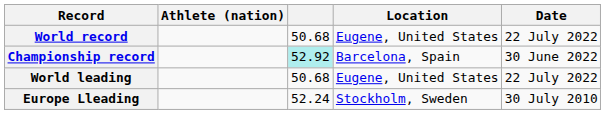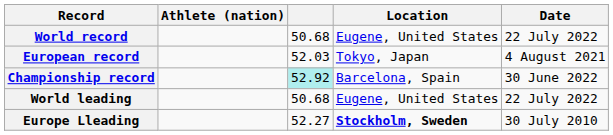+ row: (81, 57)
(310, 99) 52.24 -> (310, 120) 52.27
(402, 99) normal -> (402, 120) bold
